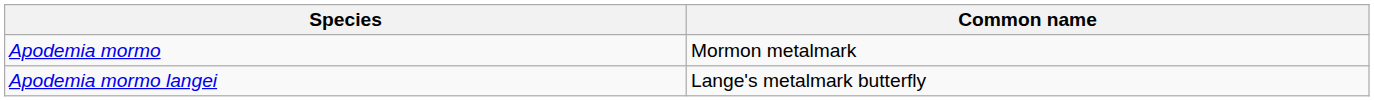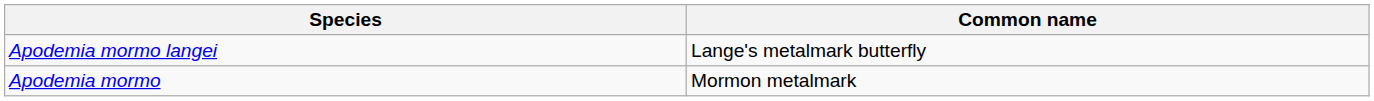rows swapped: (113, 80) <-> (85, 50)
